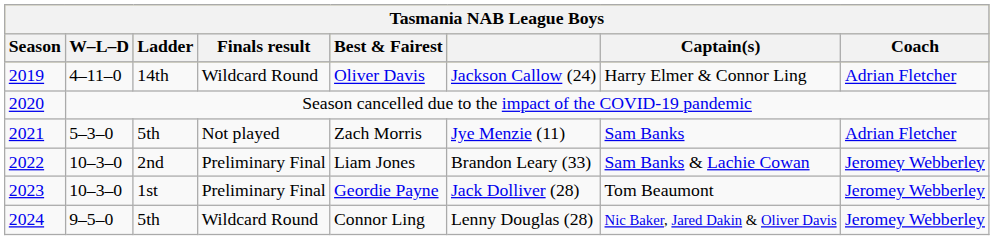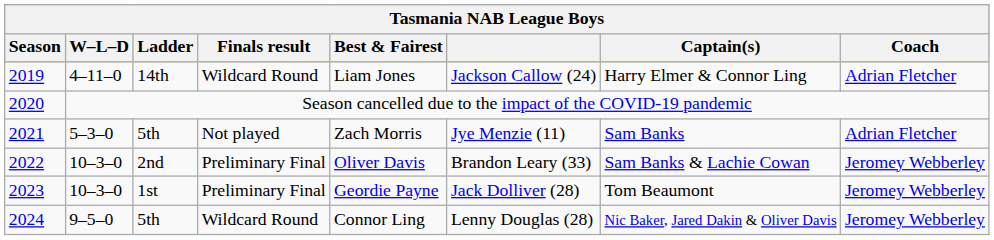(379, 76) Oliver Davis -> (375, 76) Liam Jones
(375, 162) Liam Jones -> (379, 162) Oliver Davis
